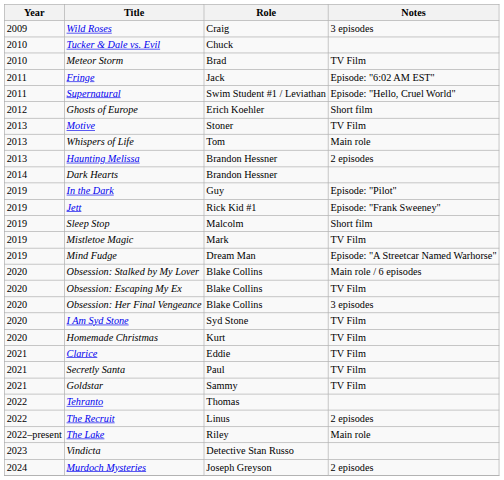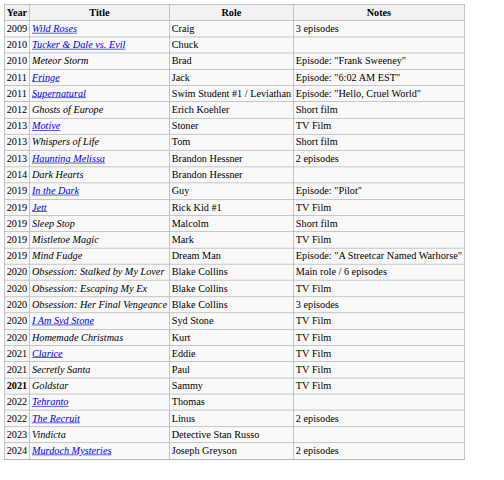(348, 61) TV Film -> (351, 61) Episode: "Frank Sweeney"
(351, 142) Main role -> (317, 142) Short film
(386, 207) Episode: "Frank Sweeney" -> (314, 207) TV Film
(17, 386) normal -> (17, 386) bold
- row: (85, 434)
